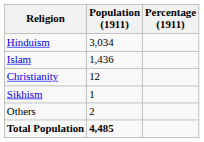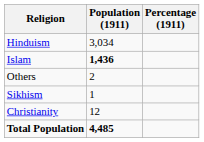(101, 59) normal -> (101, 59) bold
rows swapped: (33, 77) <-> (21, 111)
